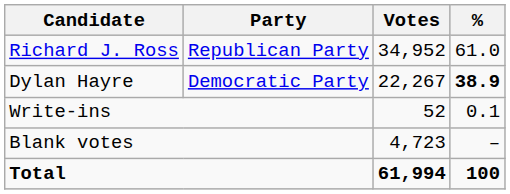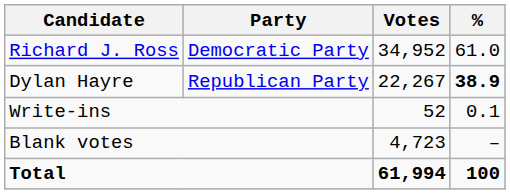(278, 51) Republican Party -> (278, 51) Democratic Party
(278, 82) Democratic Party -> (278, 82) Republican Party
